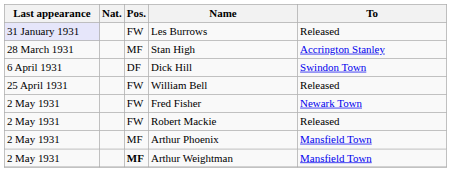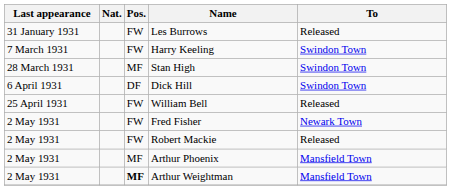(43, 31) lavender background -> (43, 31) no background
+ row: (182, 49)
(342, 49) Accrington Stanley -> (333, 67) Swindon Town
